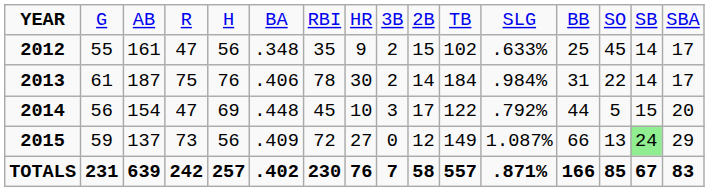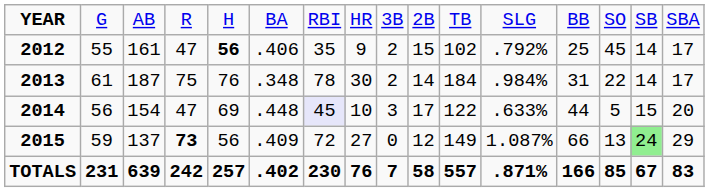(229, 50) normal -> (229, 50) bold
(277, 50) .348 -> (277, 50) .406
(519, 50) .633% -> (519, 50) .792%
(277, 80) .406 -> (277, 80) .348
(324, 111) no background -> (324, 111) lavender background
(519, 111) .792% -> (519, 111) .633%
(186, 141) normal -> (186, 141) bold
